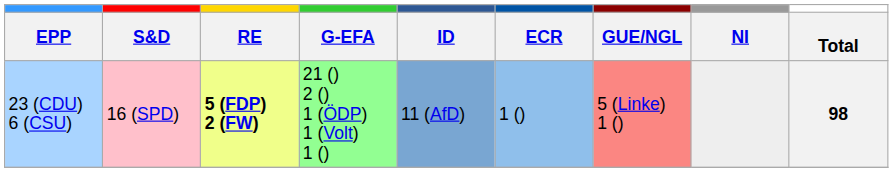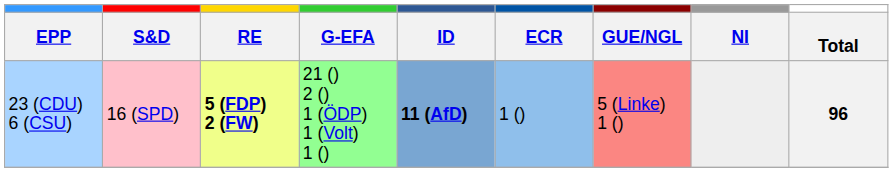(433, 113) normal -> (434, 113) bold
(838, 113) 98 -> (838, 113) 96
